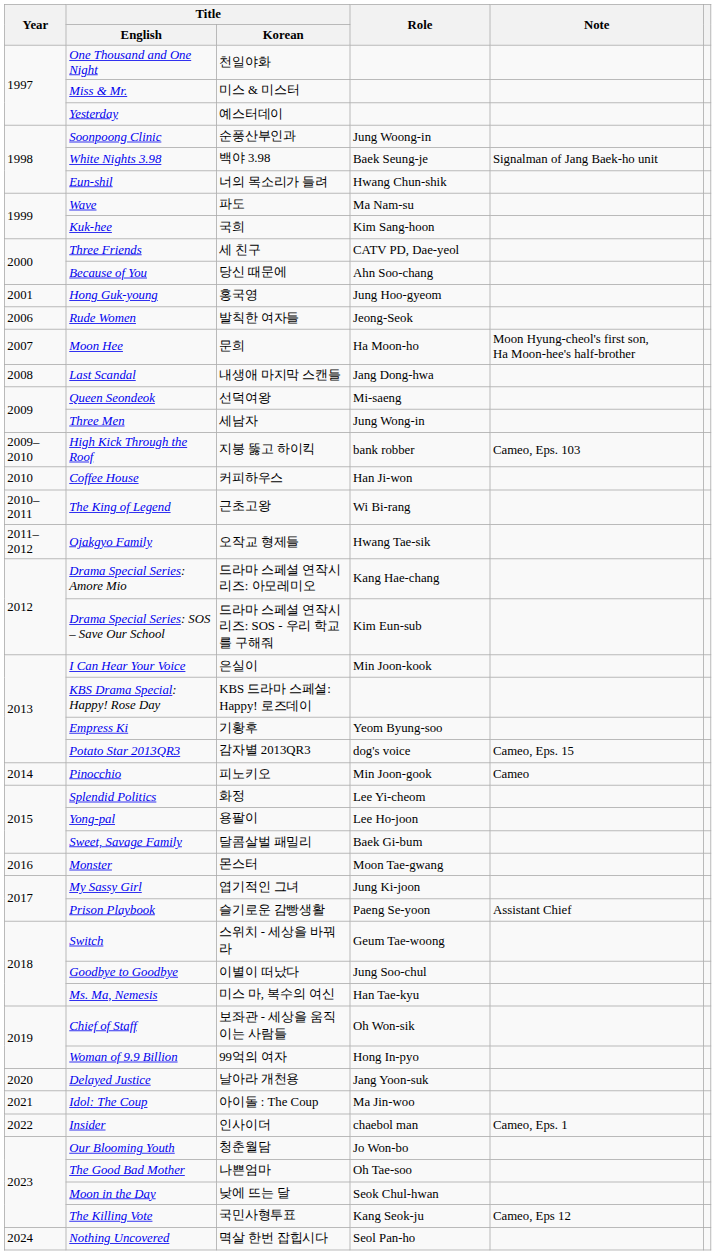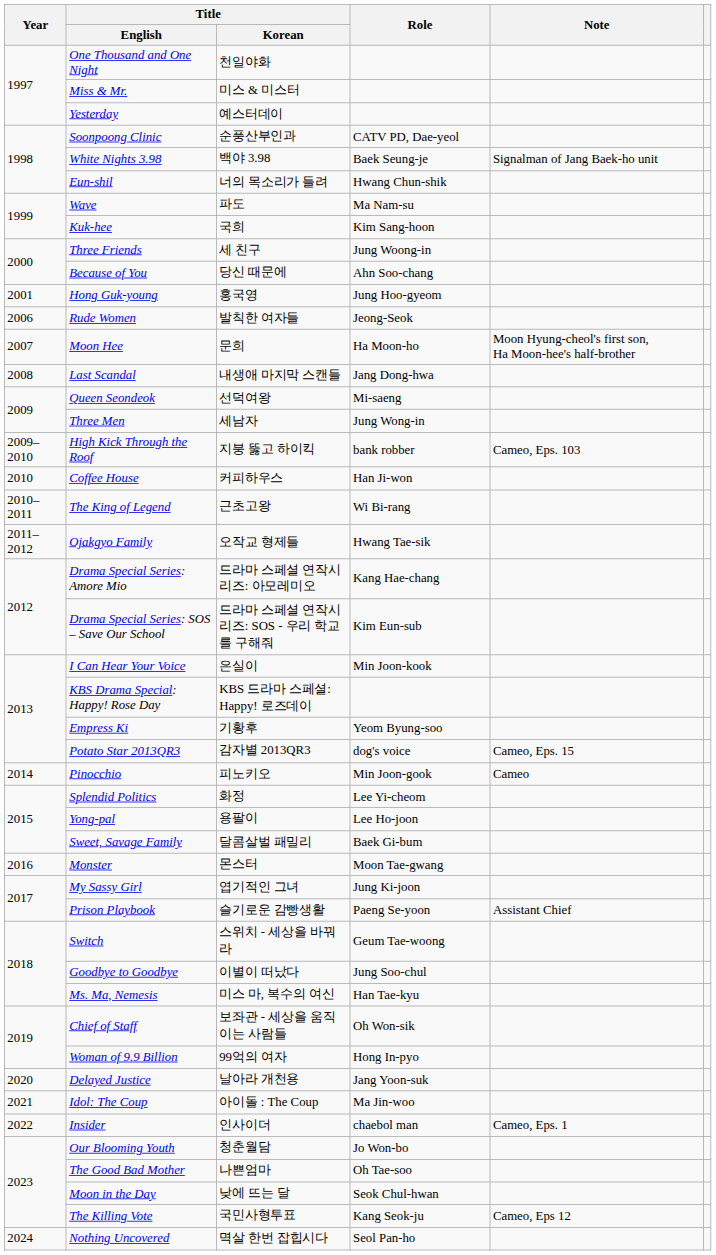(392, 136) Jung Woong-in -> (406, 136) CATV PD, Dae-yeol
(406, 250) CATV PD, Dae-yeol -> (392, 250) Jung Woong-in
